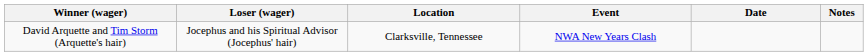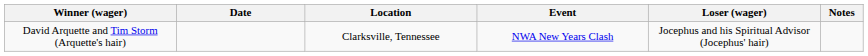columns swapped: (262, 13) <-> (756, 13)
